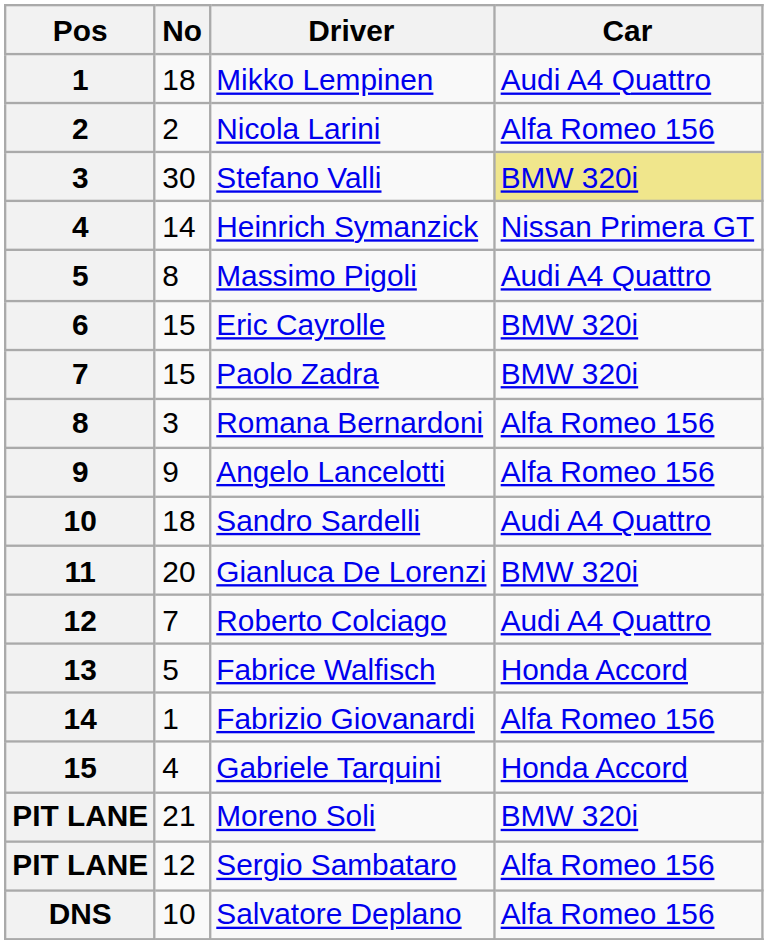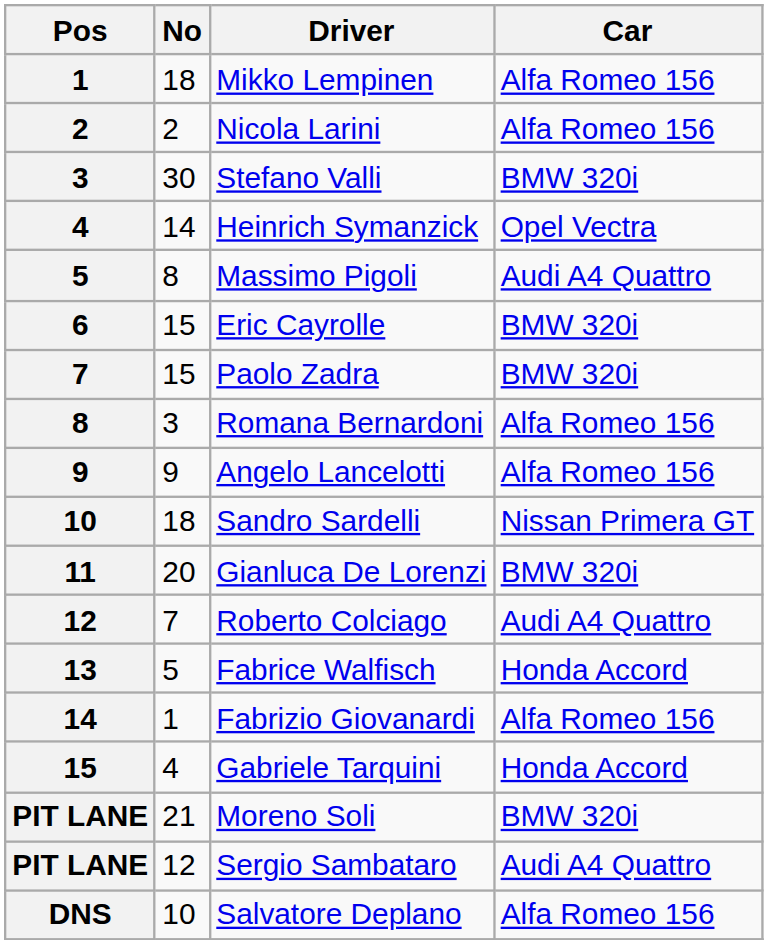(606, 79) Audi A4 Quattro -> (608, 79) Alfa Romeo 156
(569, 177) khaki background -> (569, 177) no background
(627, 226) Nissan Primera GT -> (579, 226) Opel Vectra
(606, 521) Audi A4 Quattro -> (627, 521) Nissan Primera GT
(608, 865) Alfa Romeo 156 -> (606, 865) Audi A4 Quattro
